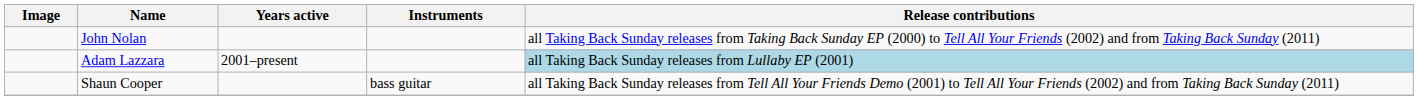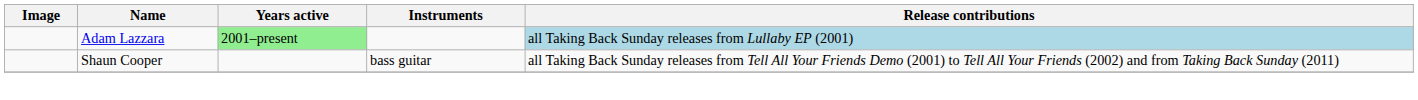- row: (114, 38)
(259, 60) no background -> (259, 38) lightgreen background
